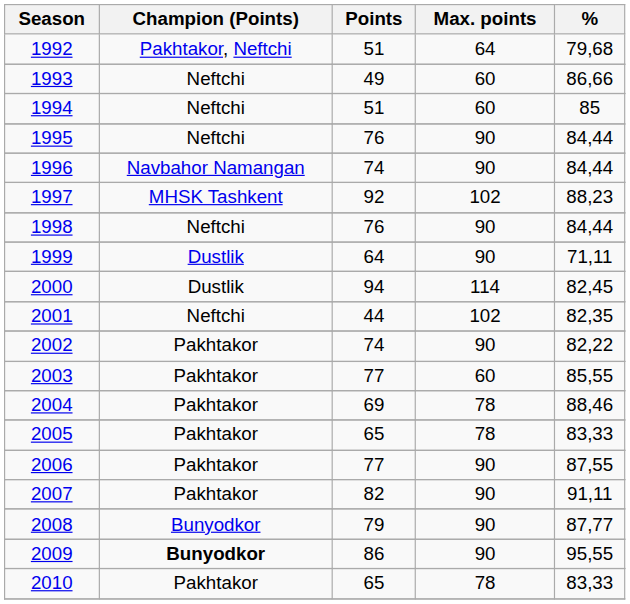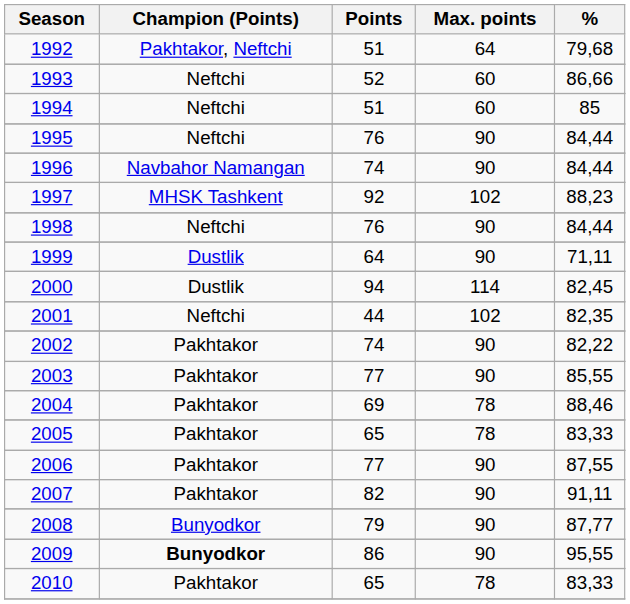(374, 78) 49 -> (374, 78) 52
(485, 375) 60 -> (485, 375) 90
